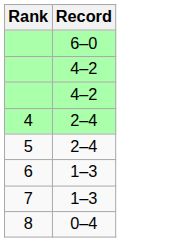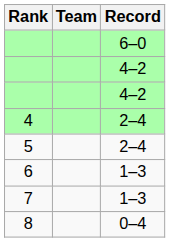+ column: (76, 17)
